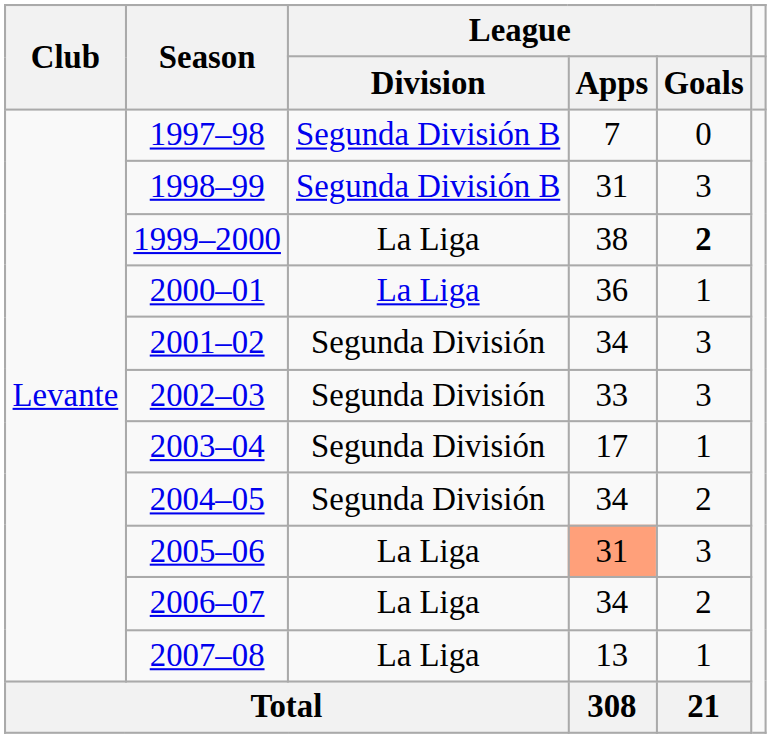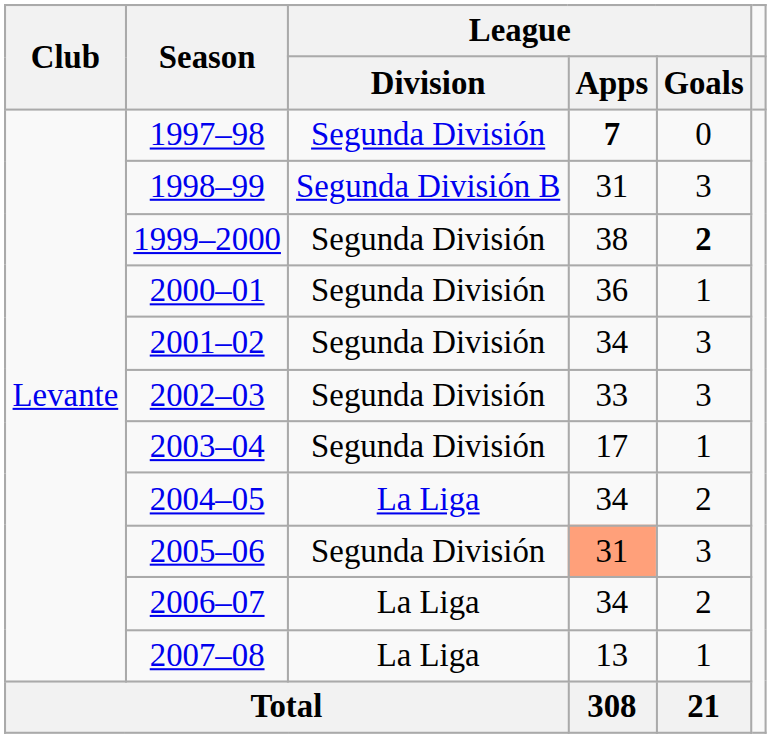(428, 134) Segunda División B -> (428, 134) Segunda División
(612, 134) normal -> (612, 134) bold
(428, 238) La Liga -> (428, 238) Segunda División
(428, 290) La Liga -> (428, 290) Segunda División
(428, 498) Segunda División -> (428, 498) La Liga
(428, 550) La Liga -> (428, 550) Segunda División
